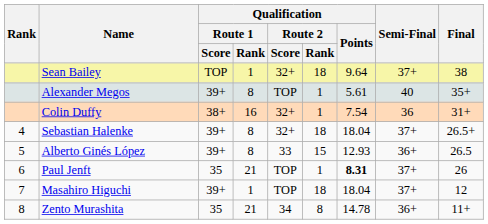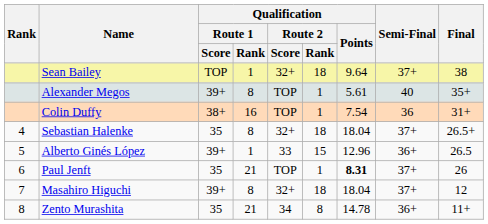(285, 111) 32+ -> (285, 111) TOP
(216, 131) 39+ -> (216, 131) 35
(251, 151) 8 -> (251, 151) 1
(356, 151) 12.93 -> (356, 151) 12.96
(251, 190) 1 -> (251, 190) 8
(285, 190) TOP -> (285, 190) 32+
